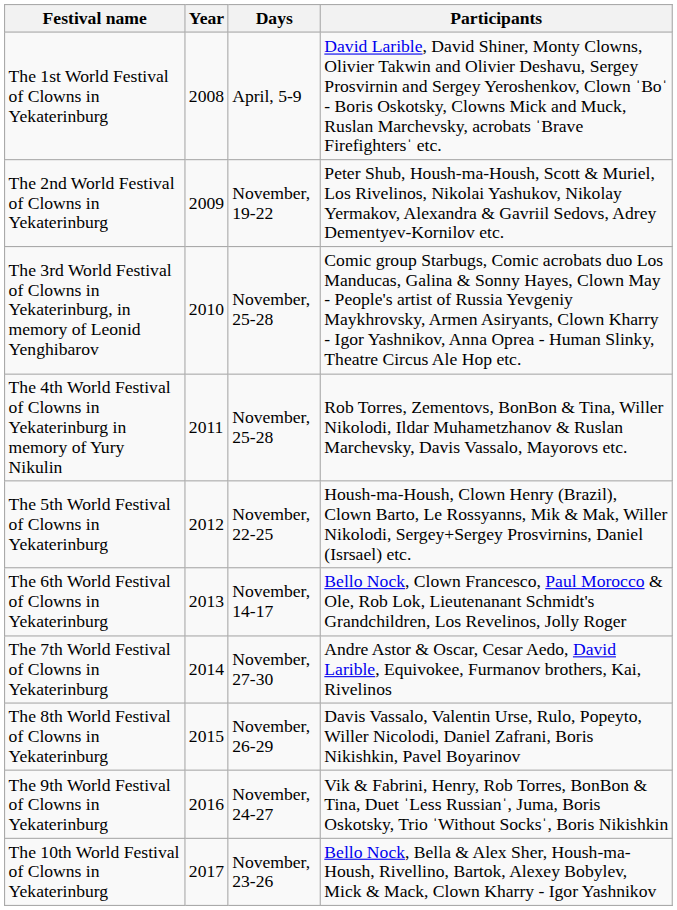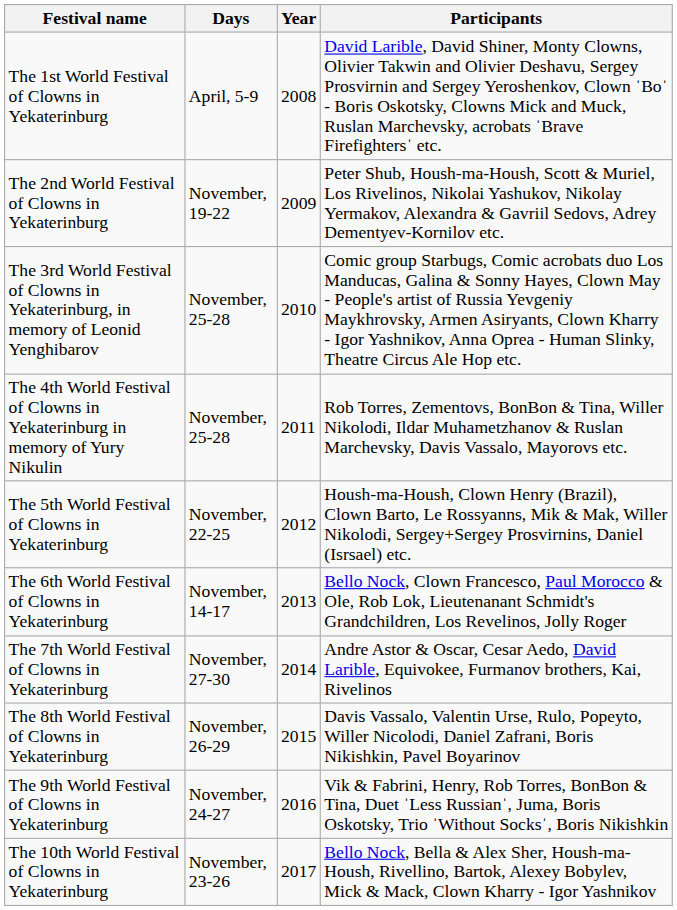columns swapped: (206, 18) <-> (274, 18)
